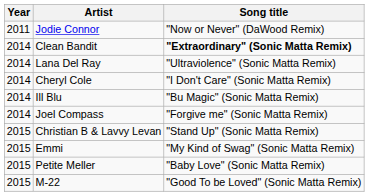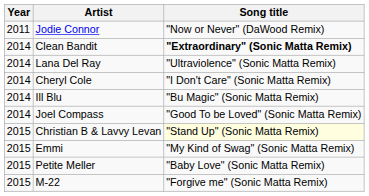(247, 115) "Forgive me" (Sonic Matta Remix) -> (264, 115) "Good To be Loved" (Sonic Matta Remix)
(242, 132) no background -> (242, 132) lightyellow background
(264, 183) "Good To be Loved" (Sonic Matta Remix) -> (247, 183) "Forgive me" (Sonic Matta Remix)
